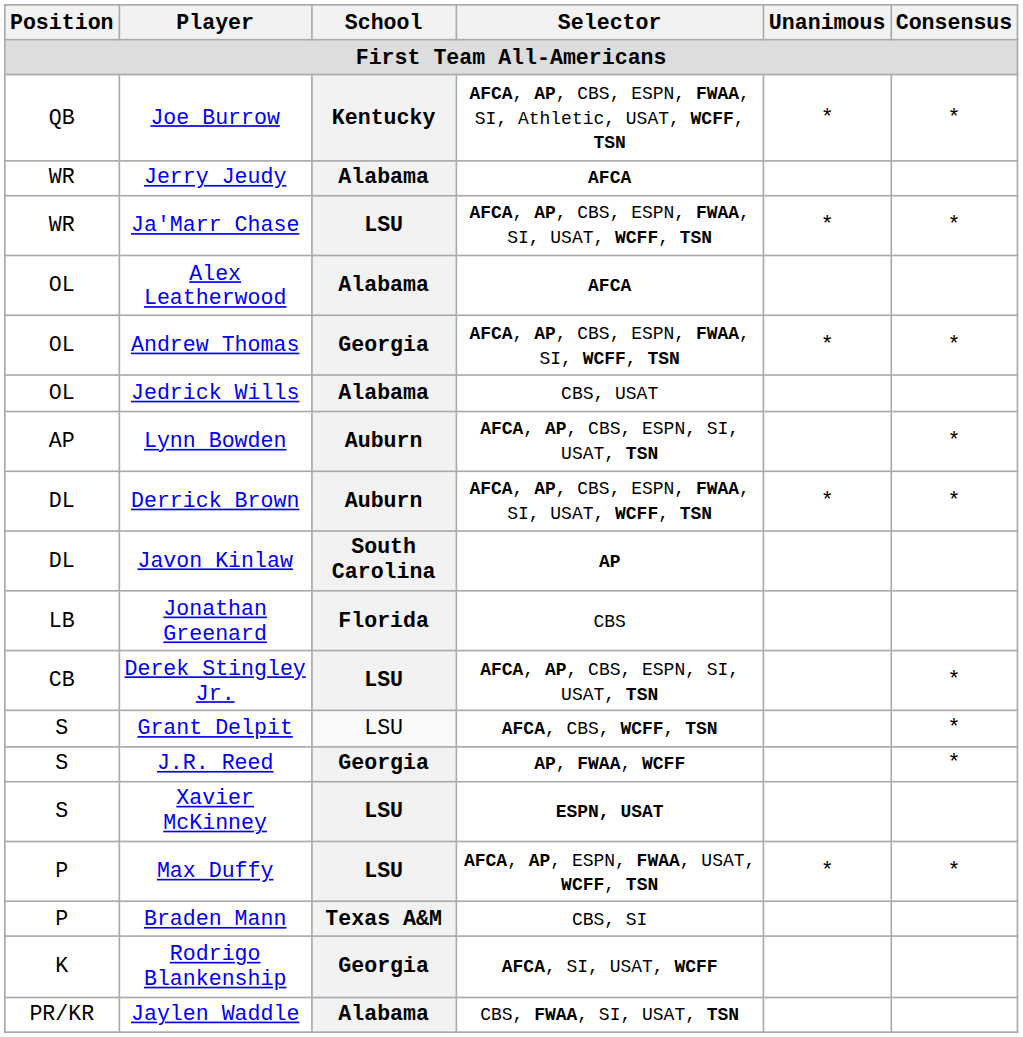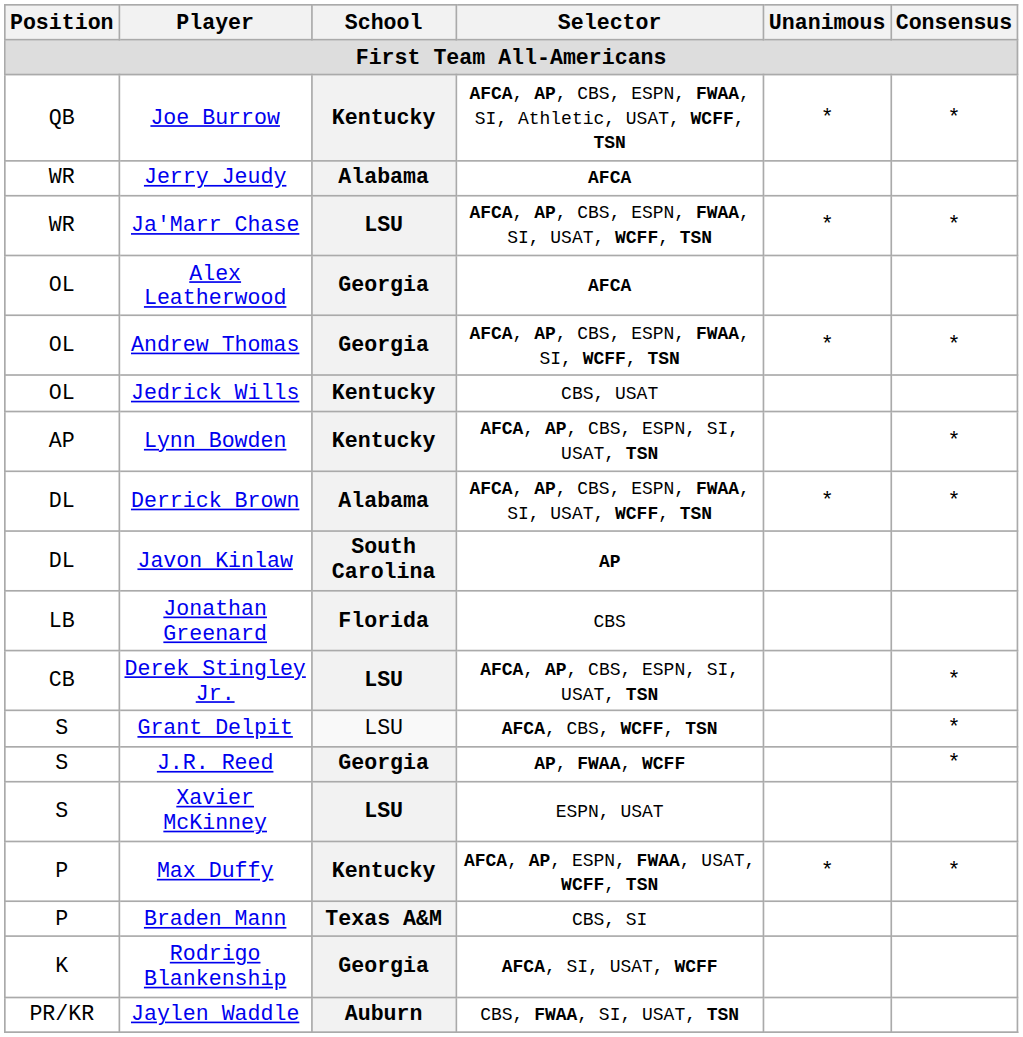(384, 285) Alabama -> (384, 285) Georgia
(384, 393) Alabama -> (384, 393) Kentucky
(384, 441) Auburn -> (384, 441) Kentucky
(384, 501) Auburn -> (384, 501) Alabama
(610, 811) bold -> (610, 812) normal
(384, 872) LSU -> (384, 872) Kentucky
(384, 1014) Alabama -> (384, 1014) Auburn
